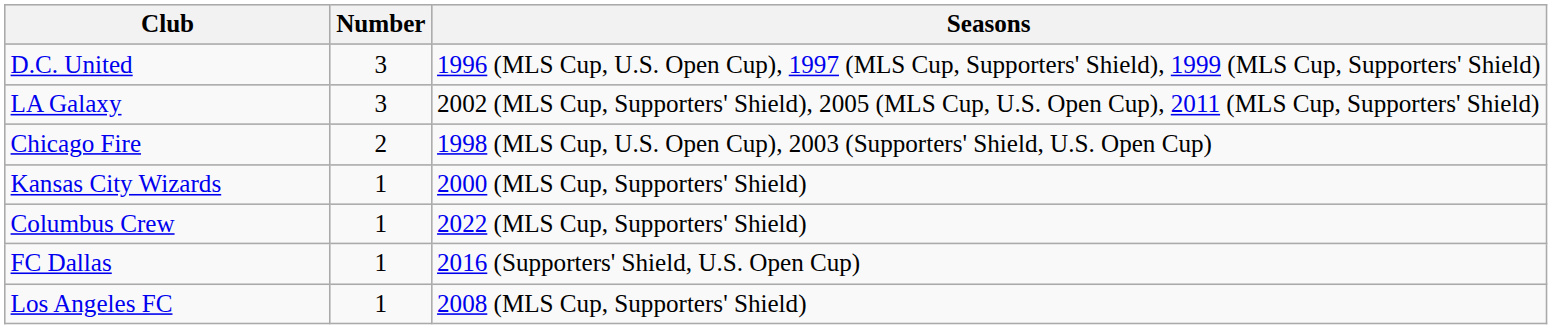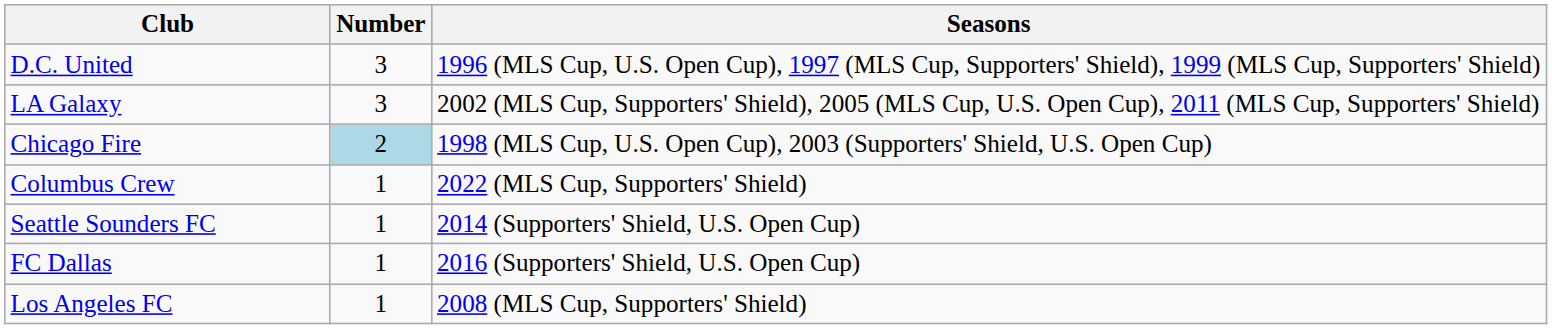(381, 143) no background -> (381, 143) lightblue background
- row: (116, 183)
+ row: (113, 223)
